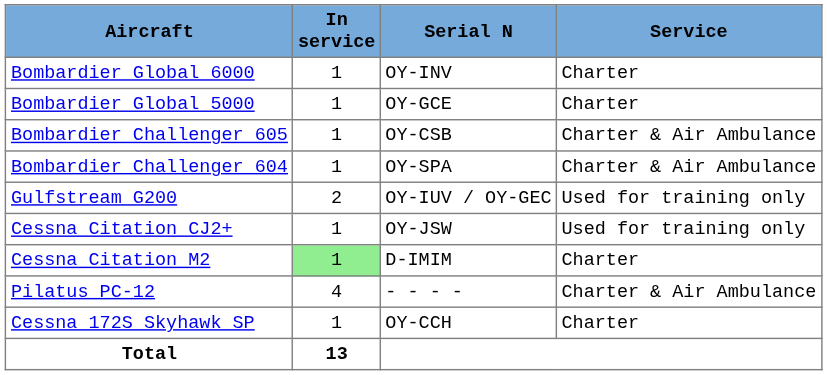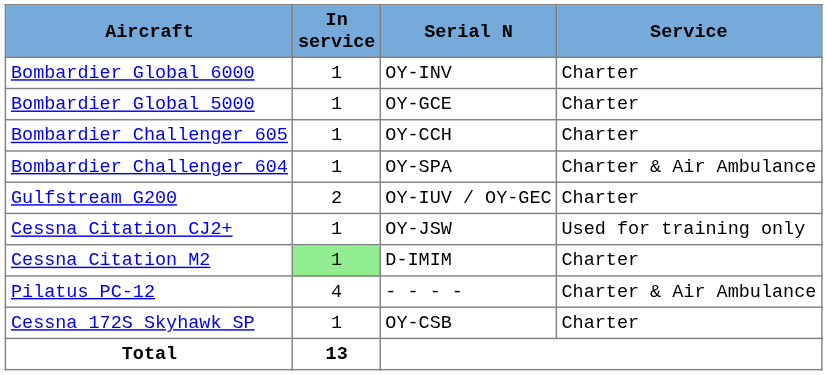(419, 135) OY-CSB -> (419, 135) OY-CCH
(689, 135) Charter & Air Ambulance -> (600, 135) Charter
(683, 198) Used for training only -> (600, 198) Charter
(419, 323) OY-CCH -> (419, 323) OY-CSB
